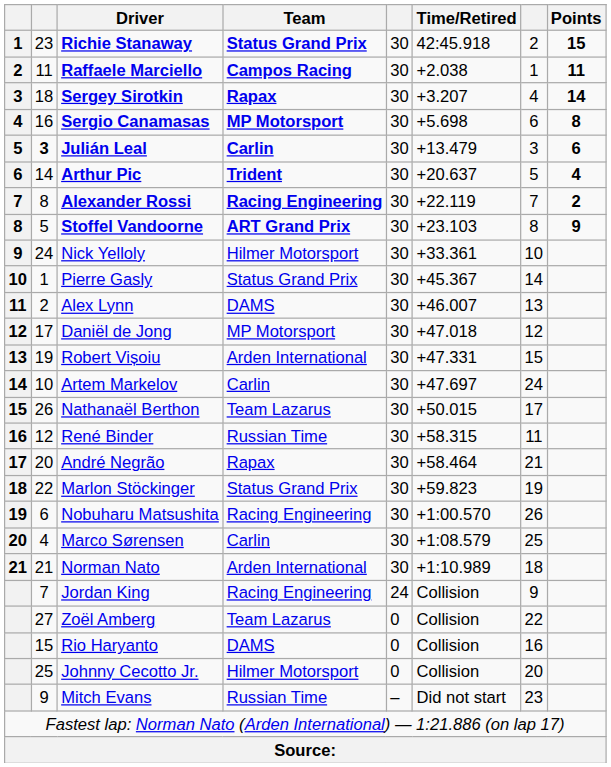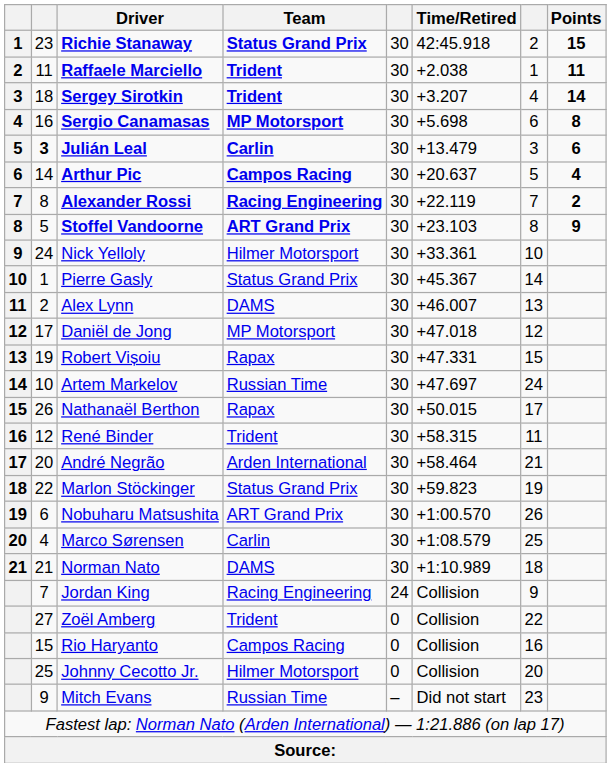(289, 70) Campos Racing -> (254, 70) Trident
(252, 96) Rapax -> (254, 96) Trident
(254, 174) Trident -> (289, 174) Campos Racing
(297, 357) Arden International -> (251, 357) Rapax
(248, 383) Carlin -> (277, 383) Russian Time
(279, 410) Team Lazarus -> (251, 410) Rapax
(277, 436) Russian Time -> (252, 436) Trident
(251, 462) Rapax -> (297, 462) Arden International
(299, 514) Racing Engineering -> (285, 514) ART Grand Prix
(297, 567) Arden International -> (251, 567) DAMS
(279, 619) Team Lazarus -> (252, 619) Trident
(251, 645) DAMS -> (286, 645) Campos Racing
